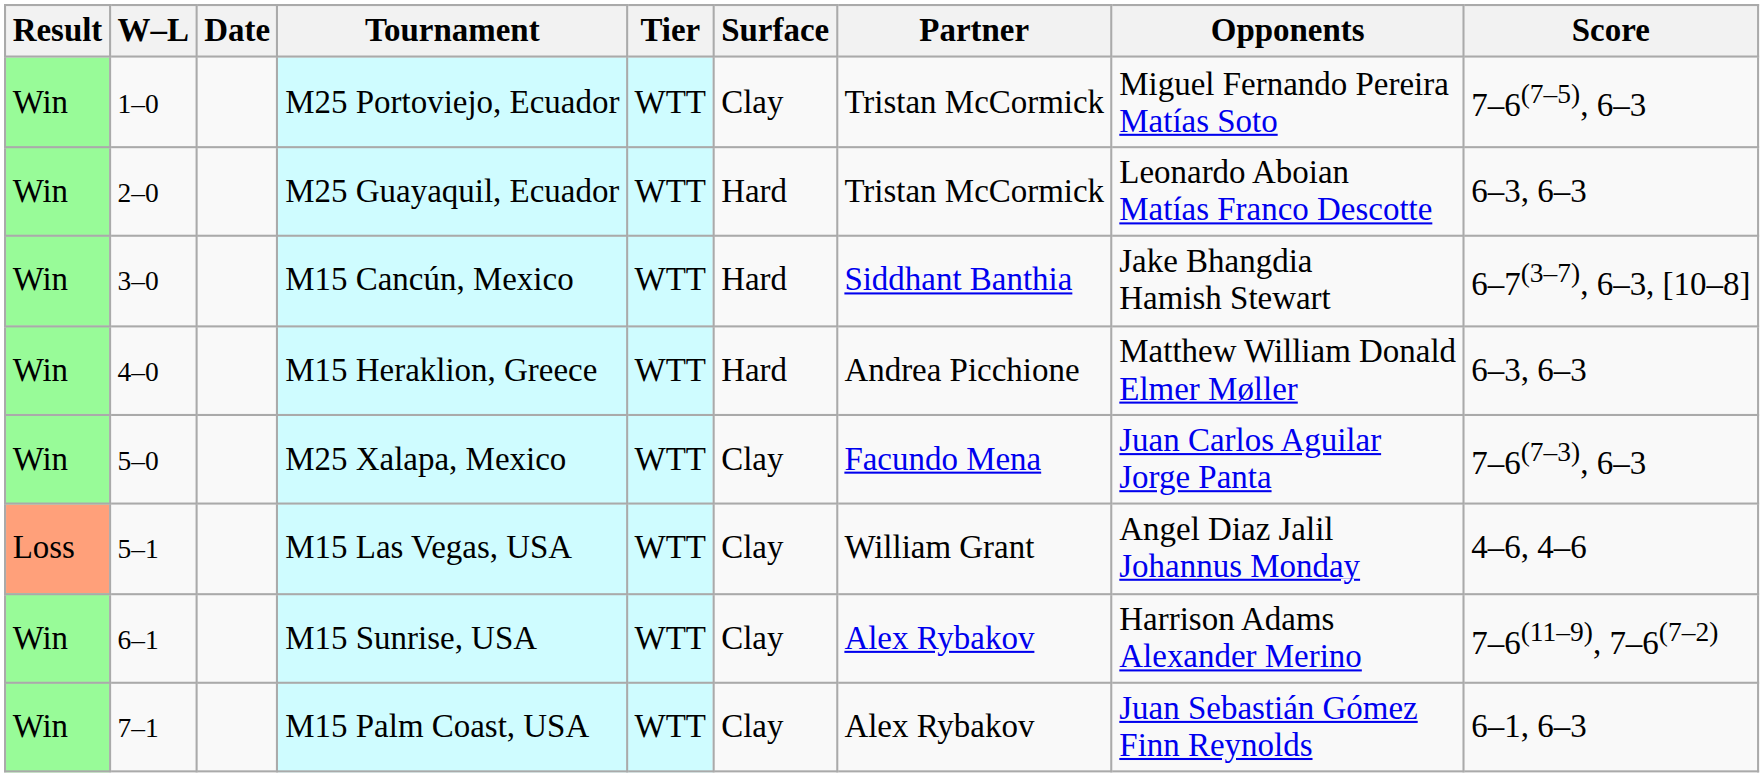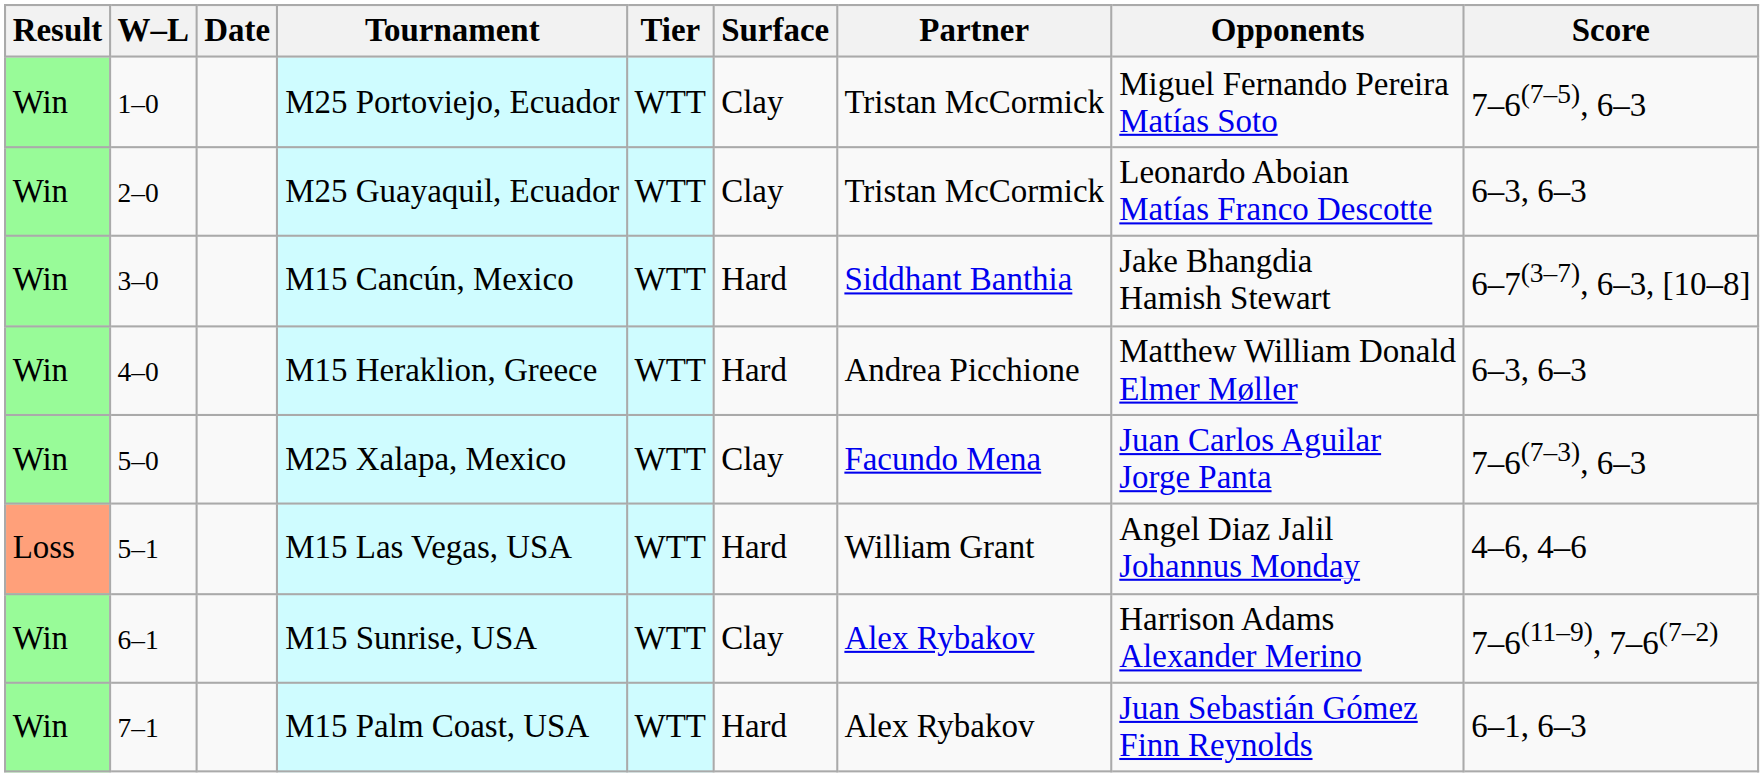(754, 190) Hard -> (752, 190) Clay
(752, 548) Clay -> (754, 548) Hard
(752, 726) Clay -> (754, 726) Hard
